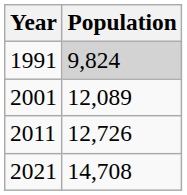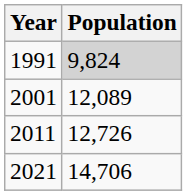(100, 171) 14,708 -> (100, 171) 14,706
